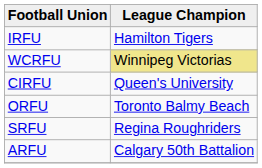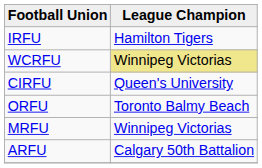+ row: (28, 128)
- row: (27, 128)
